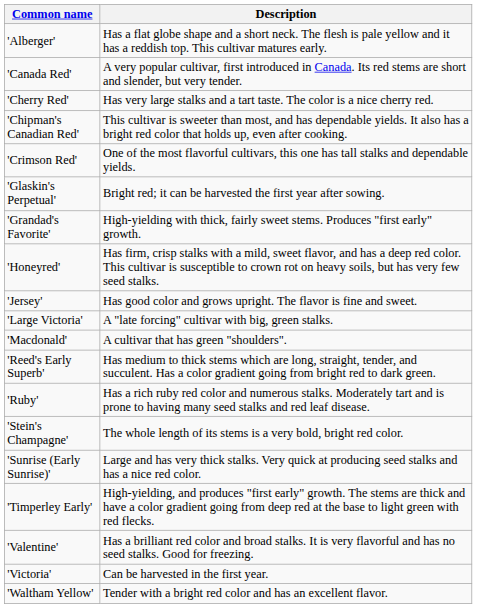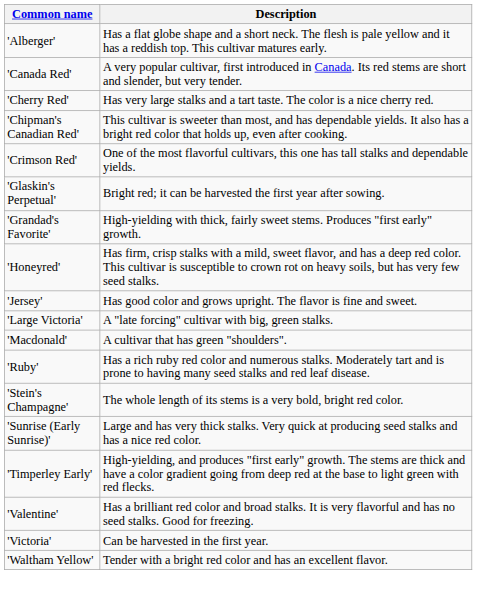- row: (39, 366)
